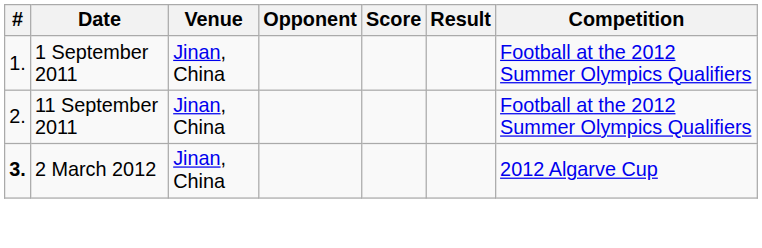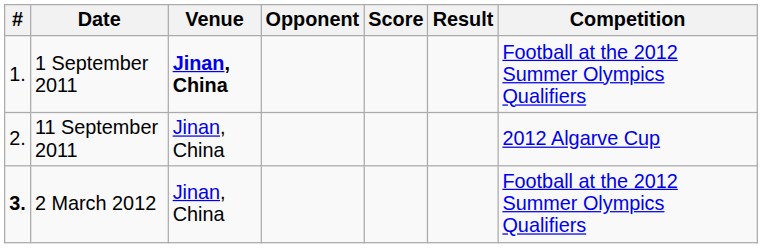(200, 62) normal -> (201, 74) bold
(626, 116) Football at the 2012 Summer Olympics Qualifiers -> (581, 138) 2012 Algarve Cup
(579, 170) 2012 Algarve Cup -> (590, 203) Football at the 2012 Summer Olympics Qualifiers
